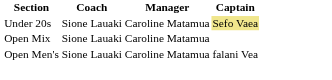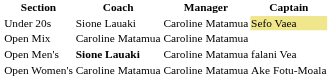(92, 38) Sione Lauaki -> (118, 38) Caroline Matamua
(92, 54) normal -> (108, 54) bold
+ row: (39, 70)
